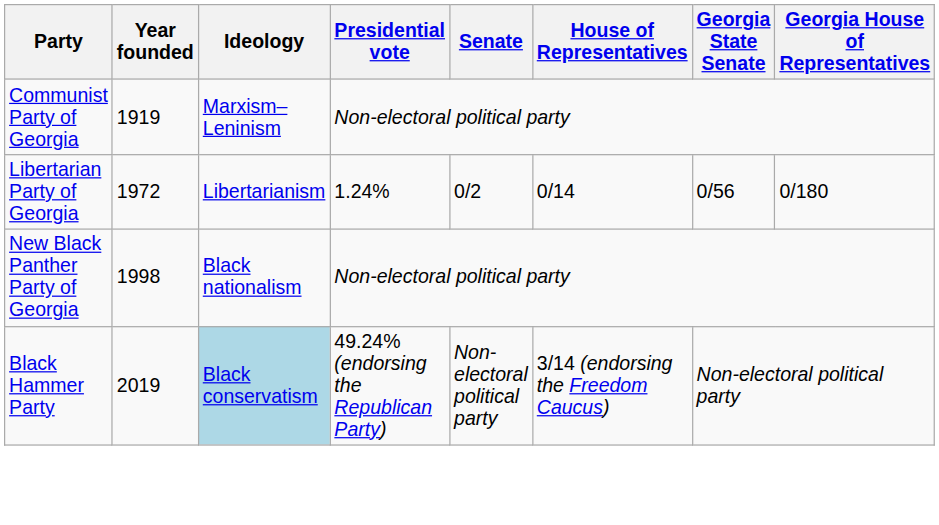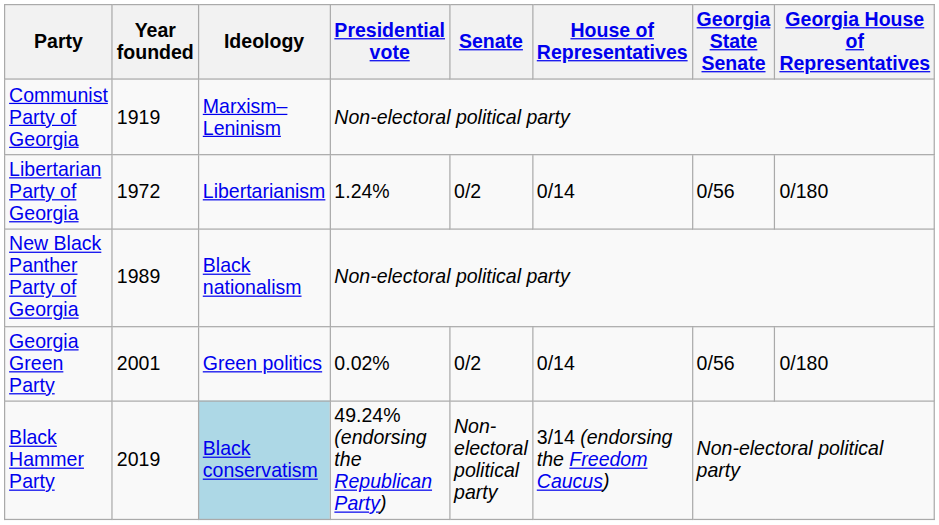(139, 277) 1998 -> (139, 277) 1989
+ row: (44, 363)
